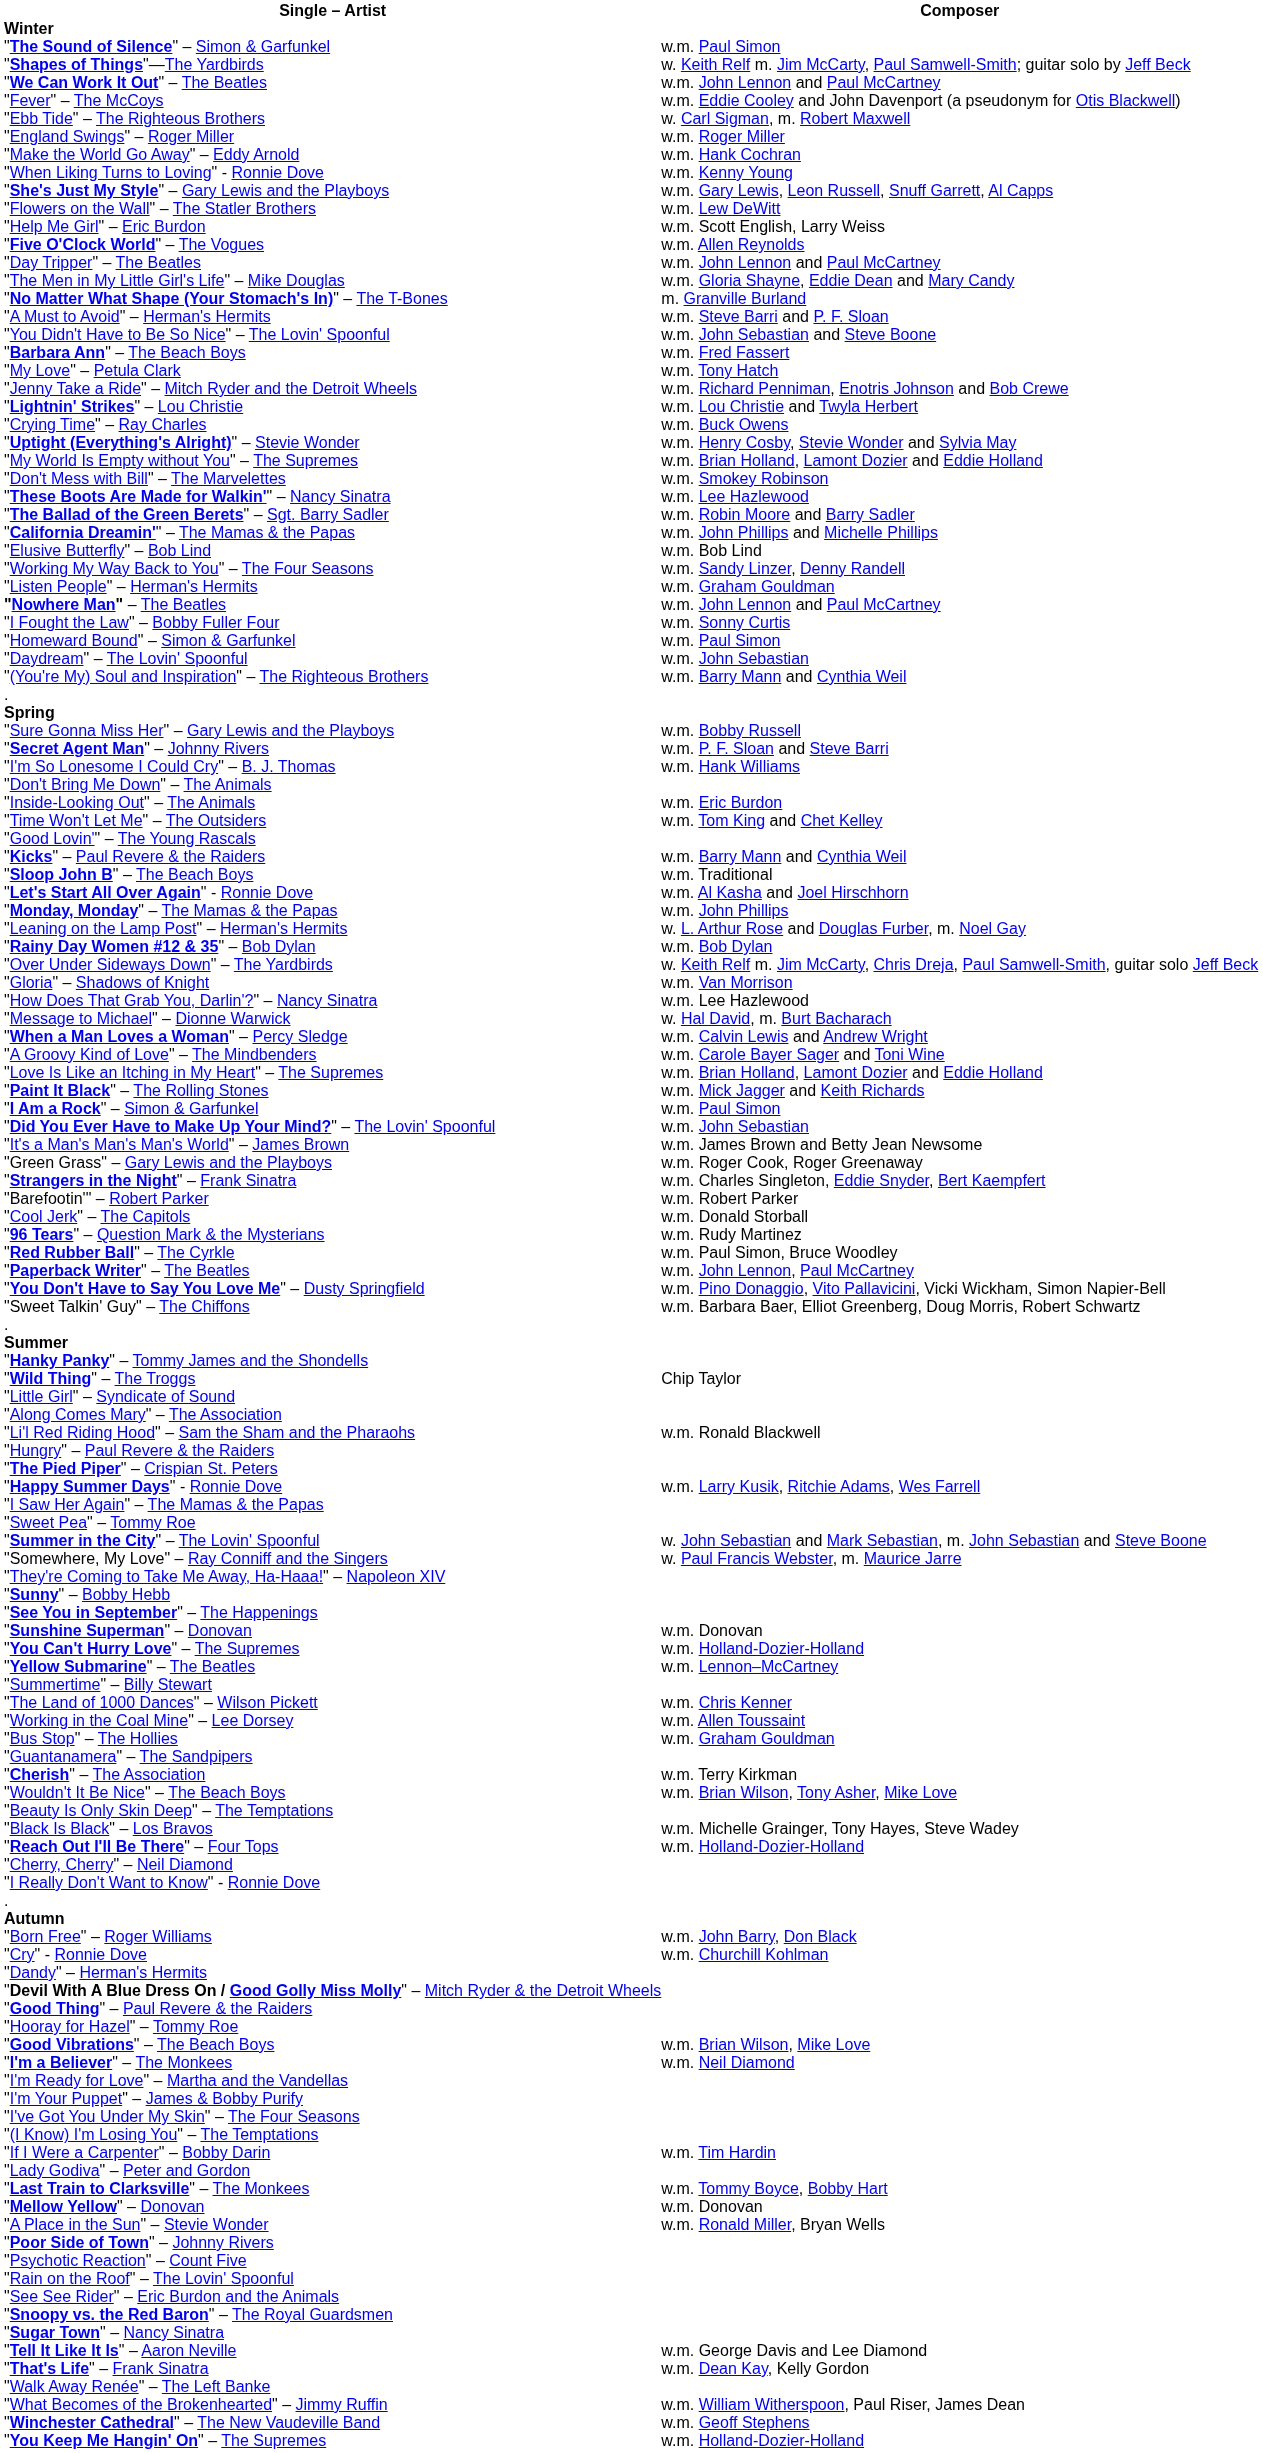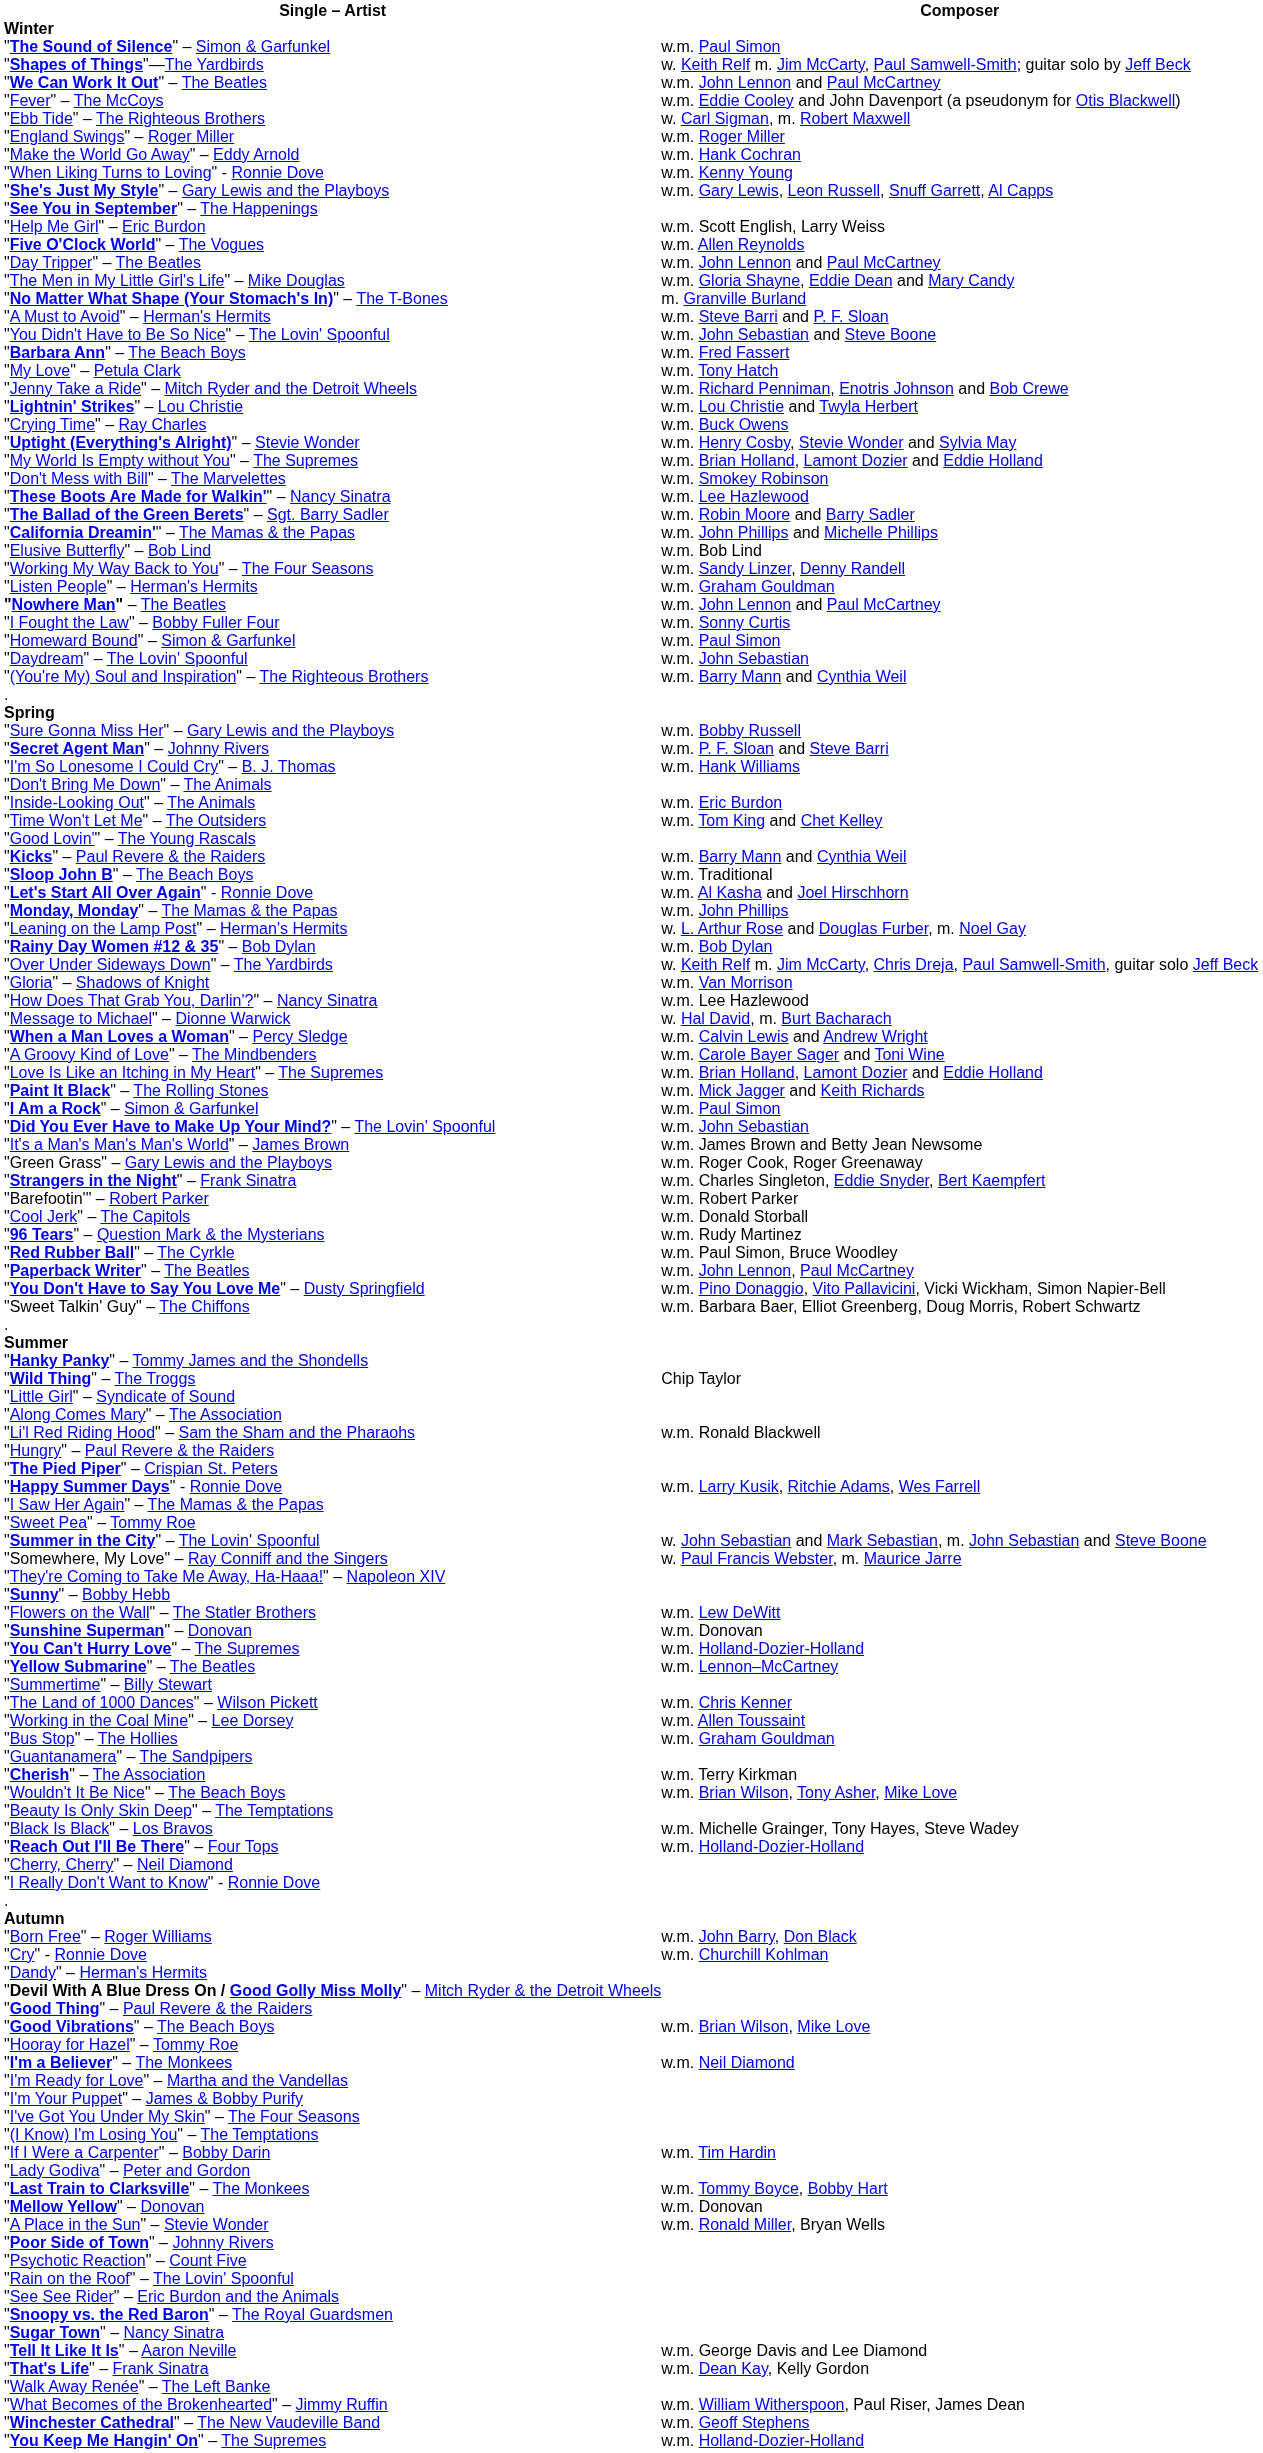rows swapped: (160, 208) <-> (161, 1612)
rows swapped: (139, 2044) <-> (121, 2026)
